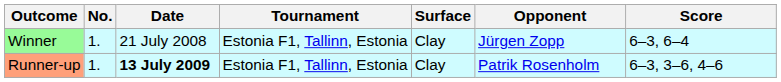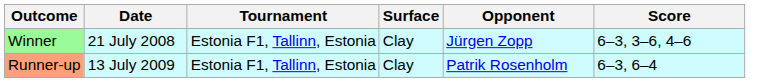- column: (100, 16)
(659, 41) 6–3, 6–4 -> (644, 41) 6–3, 3–6, 4–6
(165, 65) bold -> (131, 65) normal
(676, 65) 6–3, 3–6, 4–6 -> (627, 65) 6–3, 6–4
